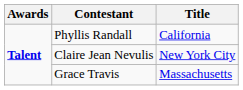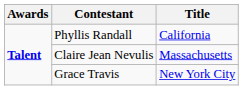(197, 54) New York City -> (196, 54) Massachusetts
(196, 74) Massachusetts -> (197, 74) New York City
